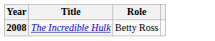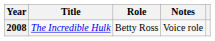+ column: (183, 12)
